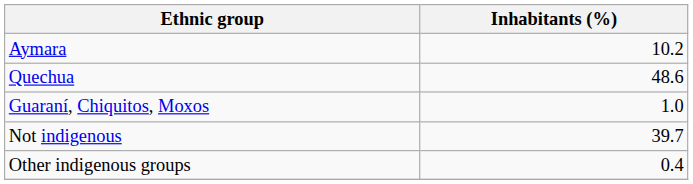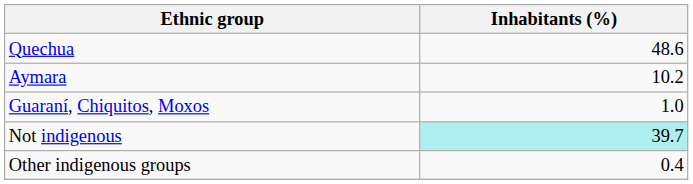rows swapped: (42, 77) <-> (38, 48)
(668, 135) no background -> (668, 135) paleturquoise background
